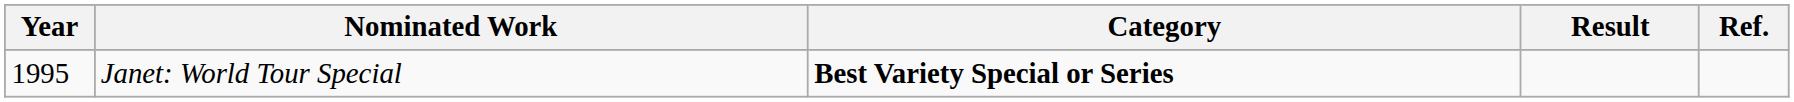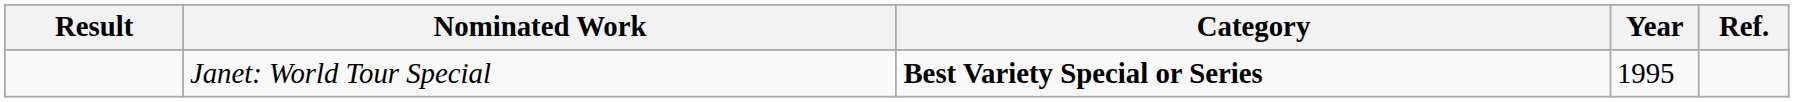columns swapped: (49, 27) <-> (1610, 27)
